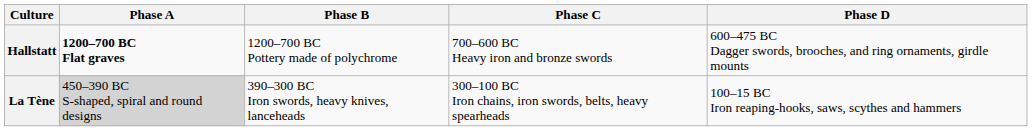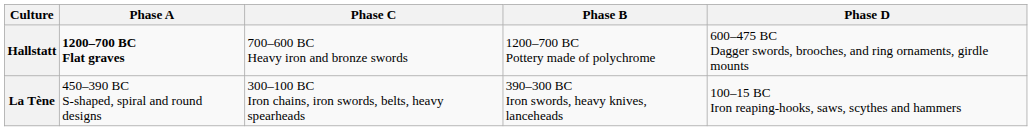columns swapped: (347, 14) <-> (578, 14)
(132, 100) lightgrey background -> (132, 100) no background
